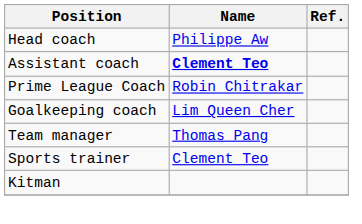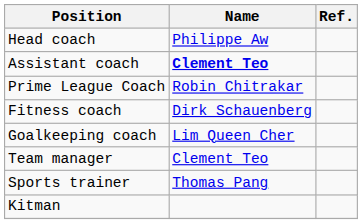+ row: (65, 111)
(220, 135) Thomas Pang -> (220, 159) Clement Teo
(220, 159) Clement Teo -> (220, 183) Thomas Pang
